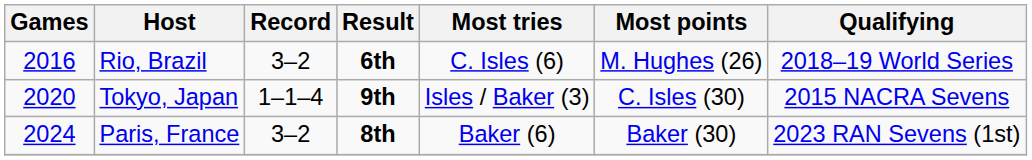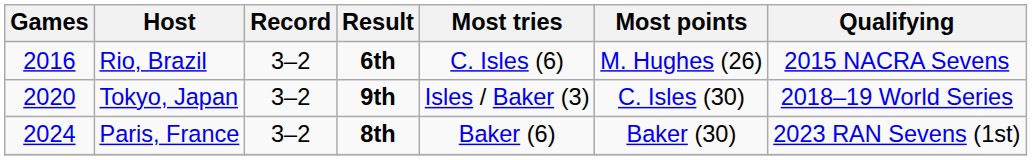(897, 60) 2018–19 World Series -> (897, 60) 2015 NACRA Sevens
(291, 97) 1–1–4 -> (291, 97) 3–2
(897, 97) 2015 NACRA Sevens -> (897, 97) 2018–19 World Series
